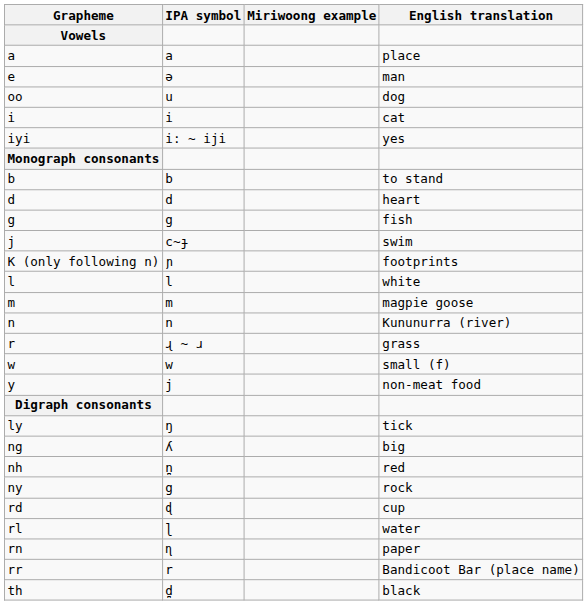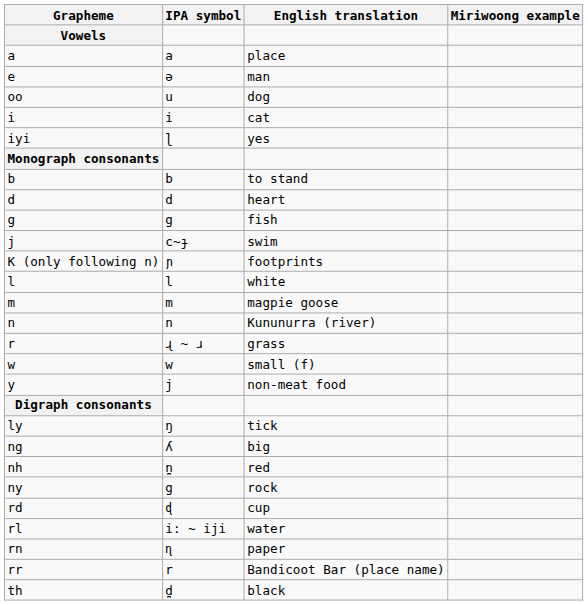columns swapped: (312, 15) <-> (481, 15)
(196, 138) i: ~ iji -> (169, 138) ɭ
(169, 529) ɭ -> (196, 529) i: ~ iji
